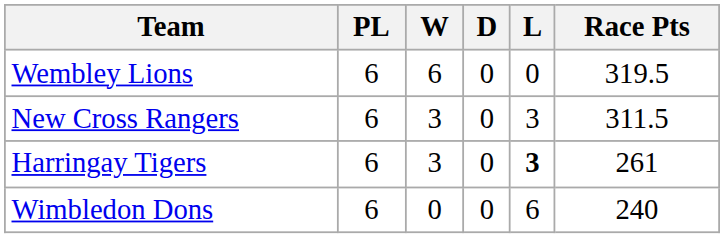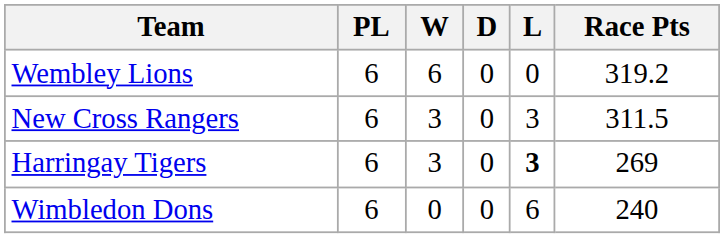(637, 72) 319.5 -> (637, 72) 319.2
(637, 163) 261 -> (637, 163) 269
